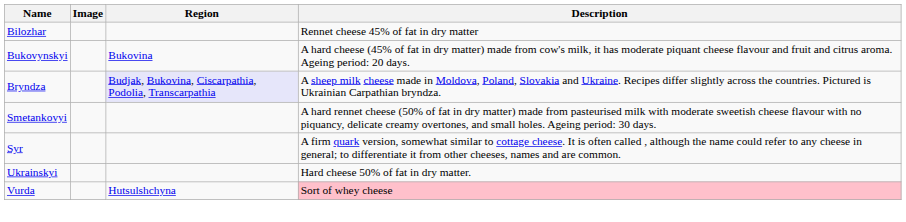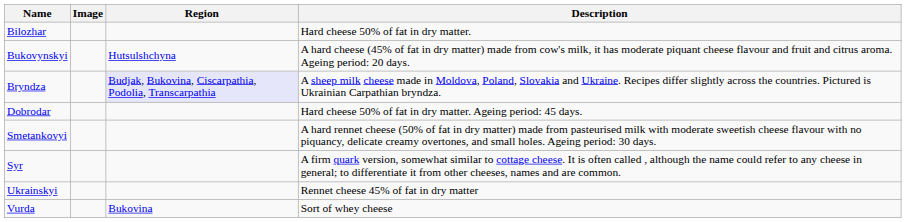(389, 31) Rennet cheese 45% of fat in dry matter -> (386, 31) Hard cheese 50% of fat in dry matter.
(130, 55) Bukovina -> (142, 55) Hutsulshchyna
+ row: (29, 111)
(386, 172) Hard cheese 50% of fat in dry matter. -> (389, 190) Rennet cheese 45% of fat in dry matter
(142, 190) Hutsulshchyna -> (130, 208) Bukovina
(347, 190) pink background -> (347, 208) no background
